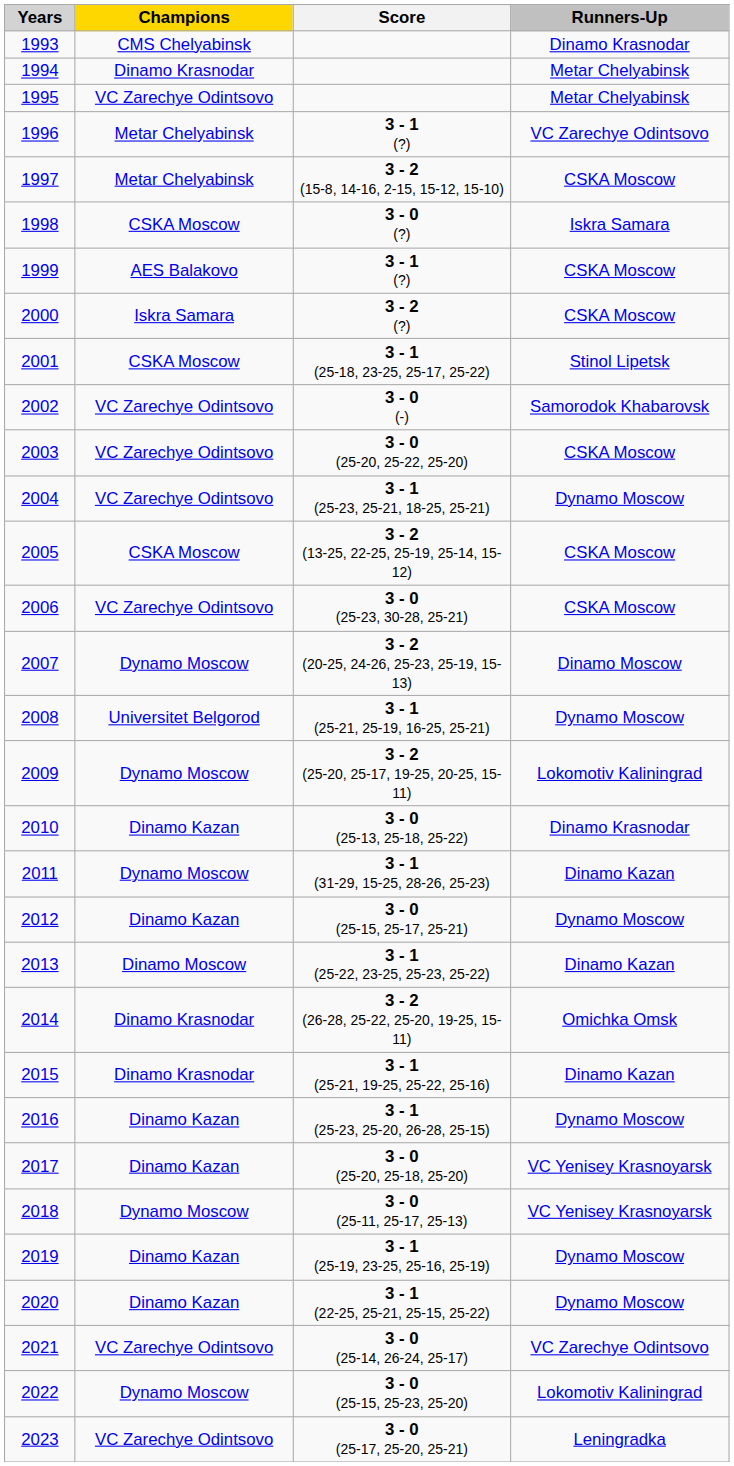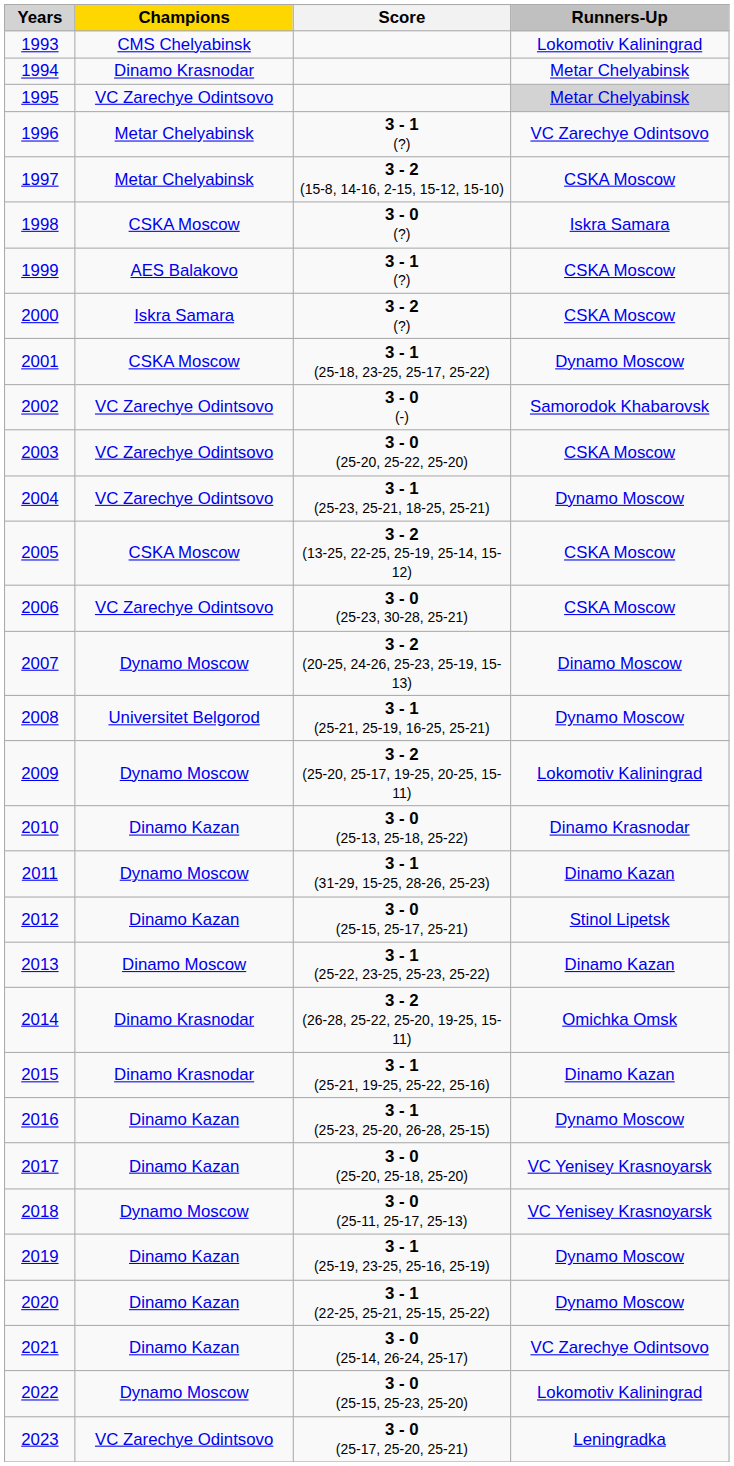(620, 44) Dinamo Krasnodar -> (620, 44) Lokomotiv Kaliningrad
(620, 97) no background -> (620, 97) lightgrey background
(620, 361) Stinol Lipetsk -> (620, 361) Dynamo Moscow
(620, 919) Dynamo Moscow -> (620, 919) Stinol Lipetsk
(184, 1348) VC Zarechye Odintsovo -> (184, 1348) Dinamo Kazan
